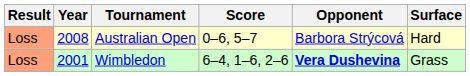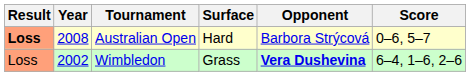columns swapped: (436, 15) <-> (246, 15)
(23, 37) normal -> (24, 37) bold
(73, 60) 2001 -> (73, 60) 2002
